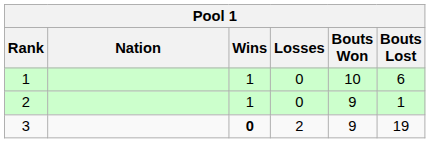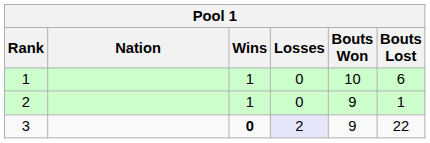(299, 126) no background -> (299, 126) lavender background
(401, 126) 19 -> (401, 126) 22
